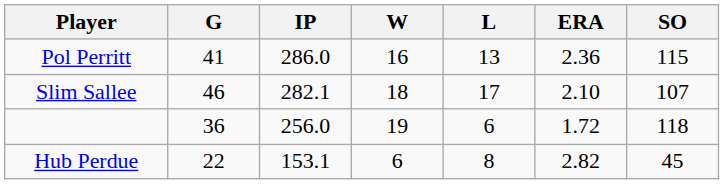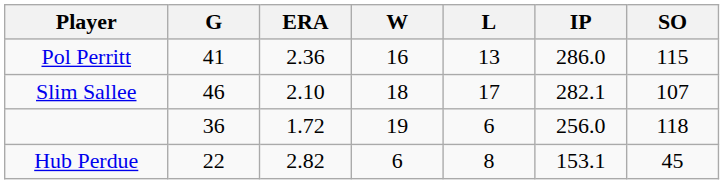columns swapped: (305, 21) <-> (581, 21)
